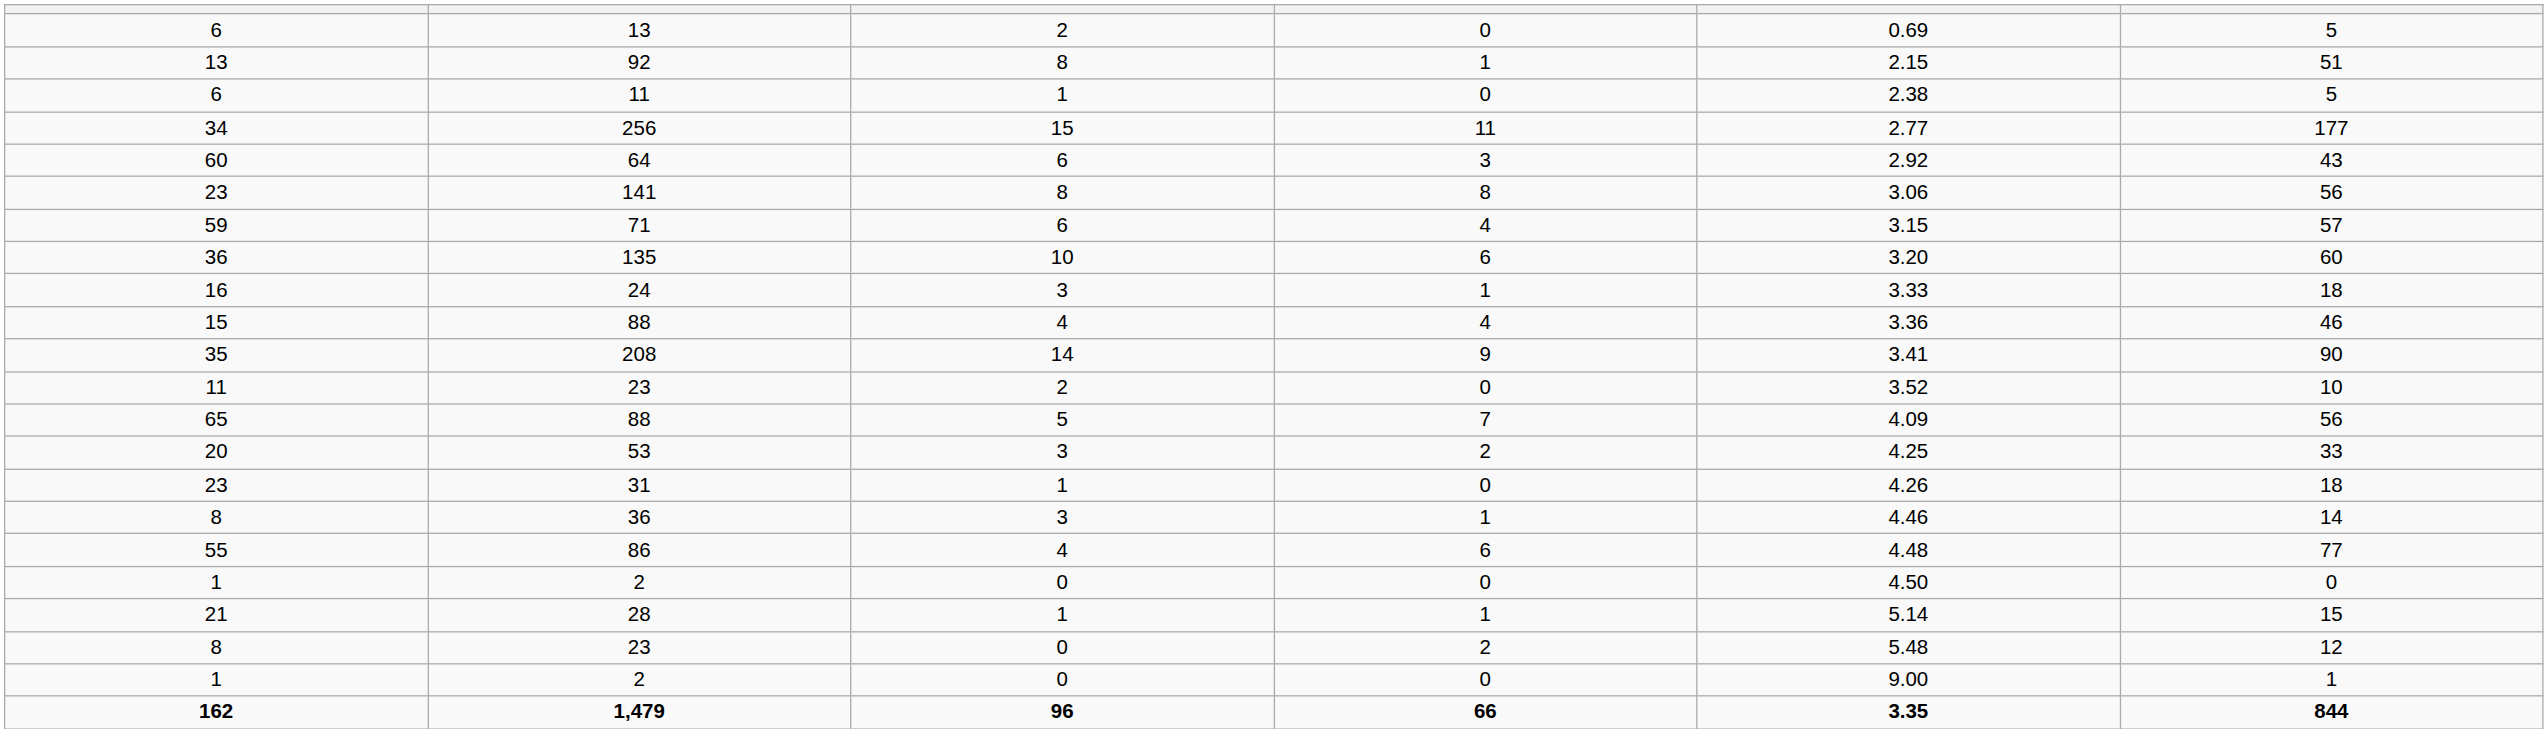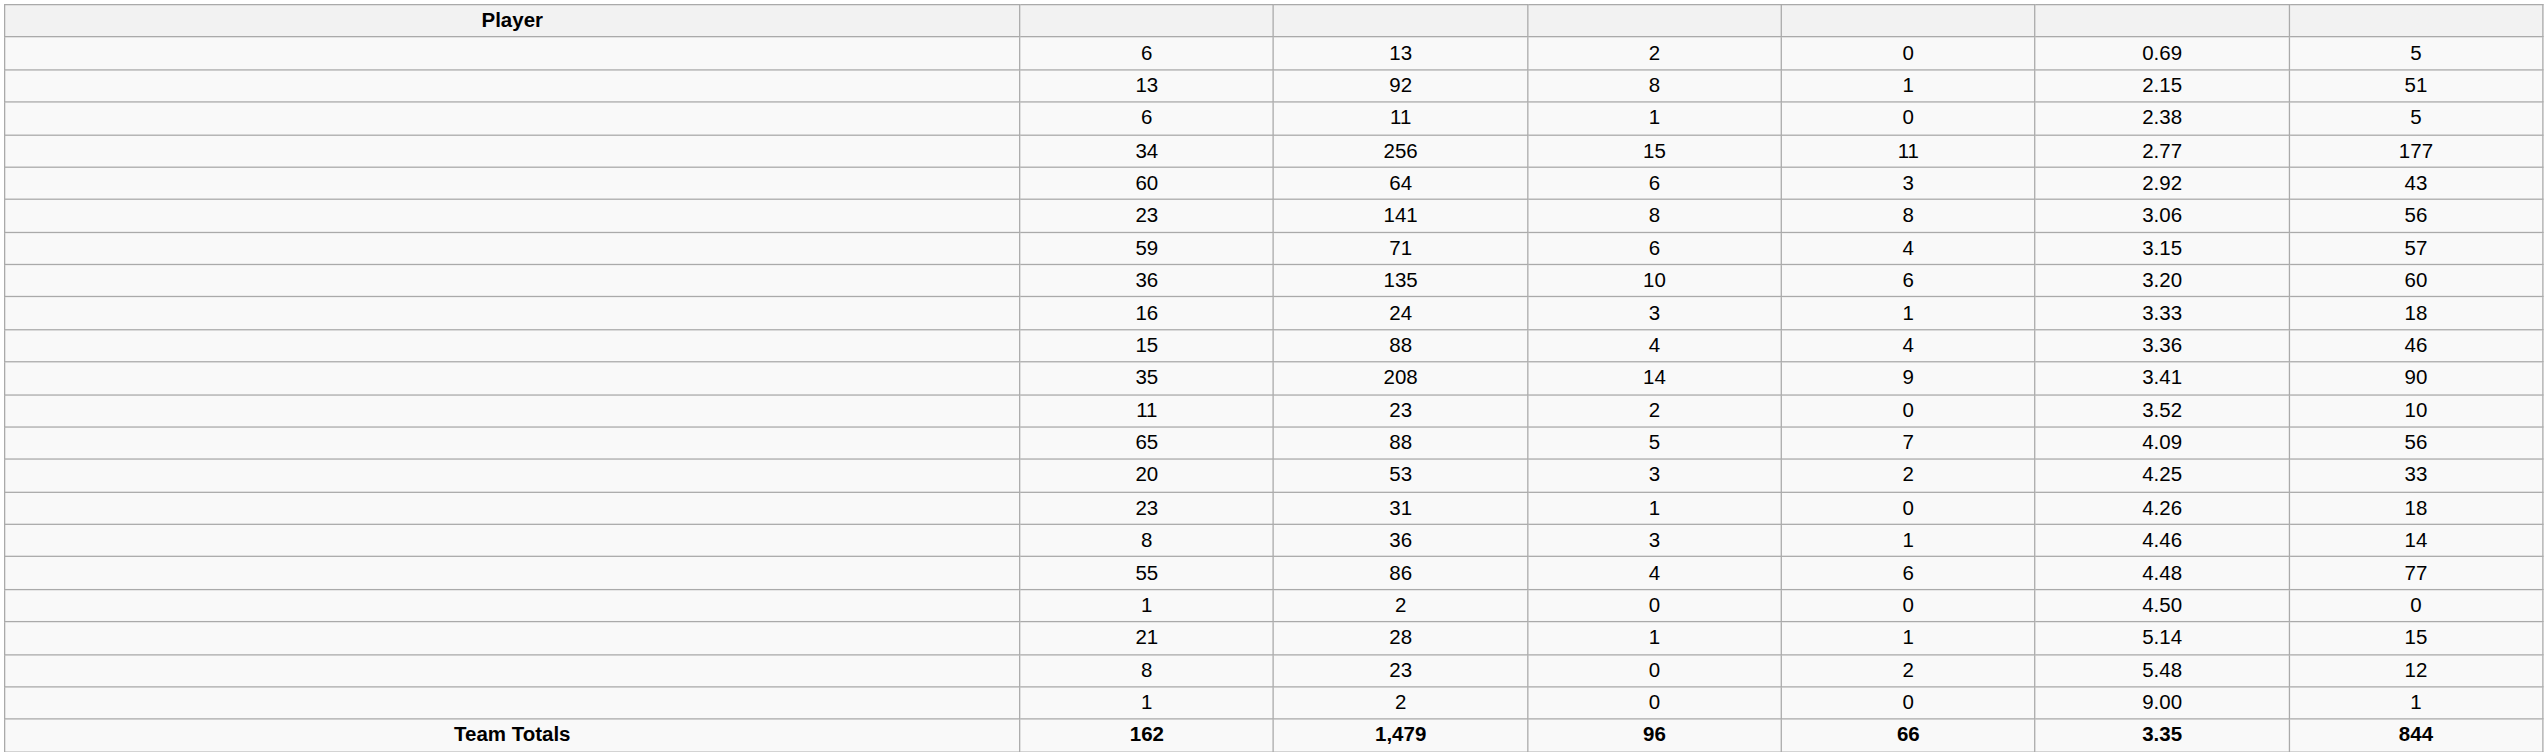+ column: (512, 20)
